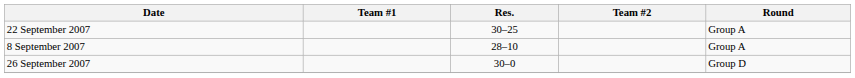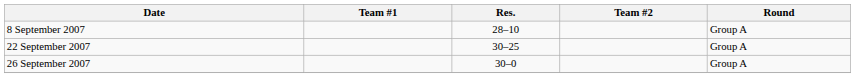rows swapped: (46, 47) <-> (48, 30)
(727, 64) Group D -> (728, 64) Group A
